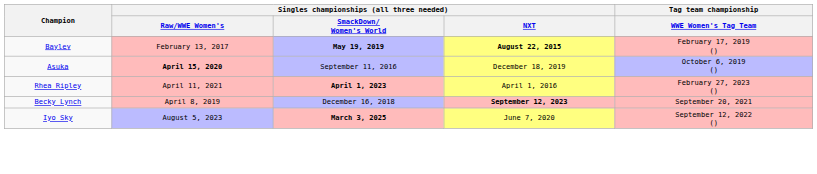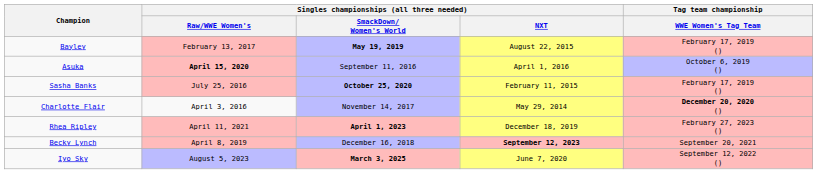(529, 46) bold -> (541, 46) normal
(529, 66) December 18, 2019 -> (541, 66) April 1, 2016
+ row: (73, 86)
+ row: (73, 107)
(529, 86) April 1, 2016 -> (541, 127) December 18, 2019
